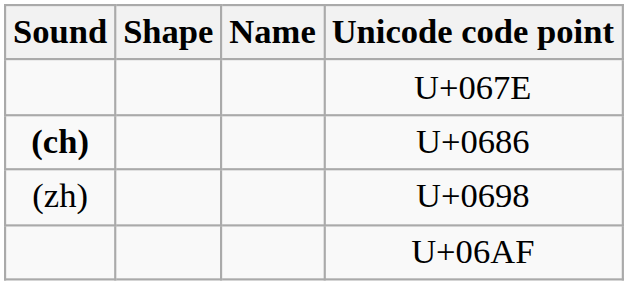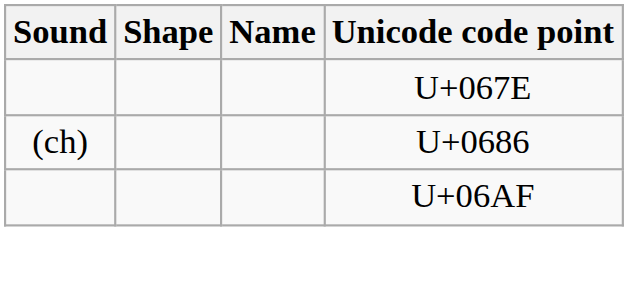(60, 141) bold -> (60, 141) normal
- row: (473, 196)
